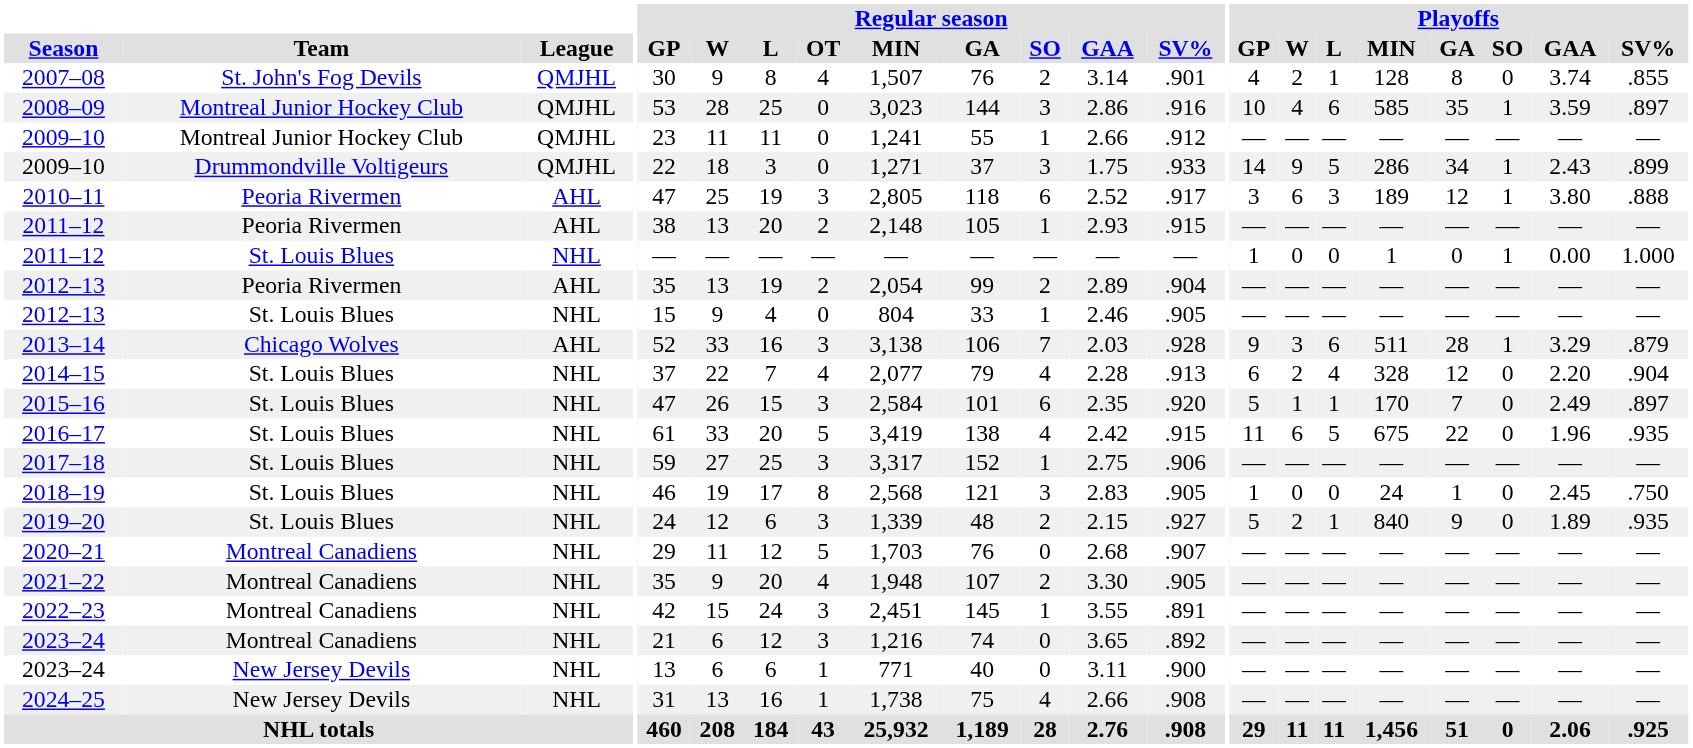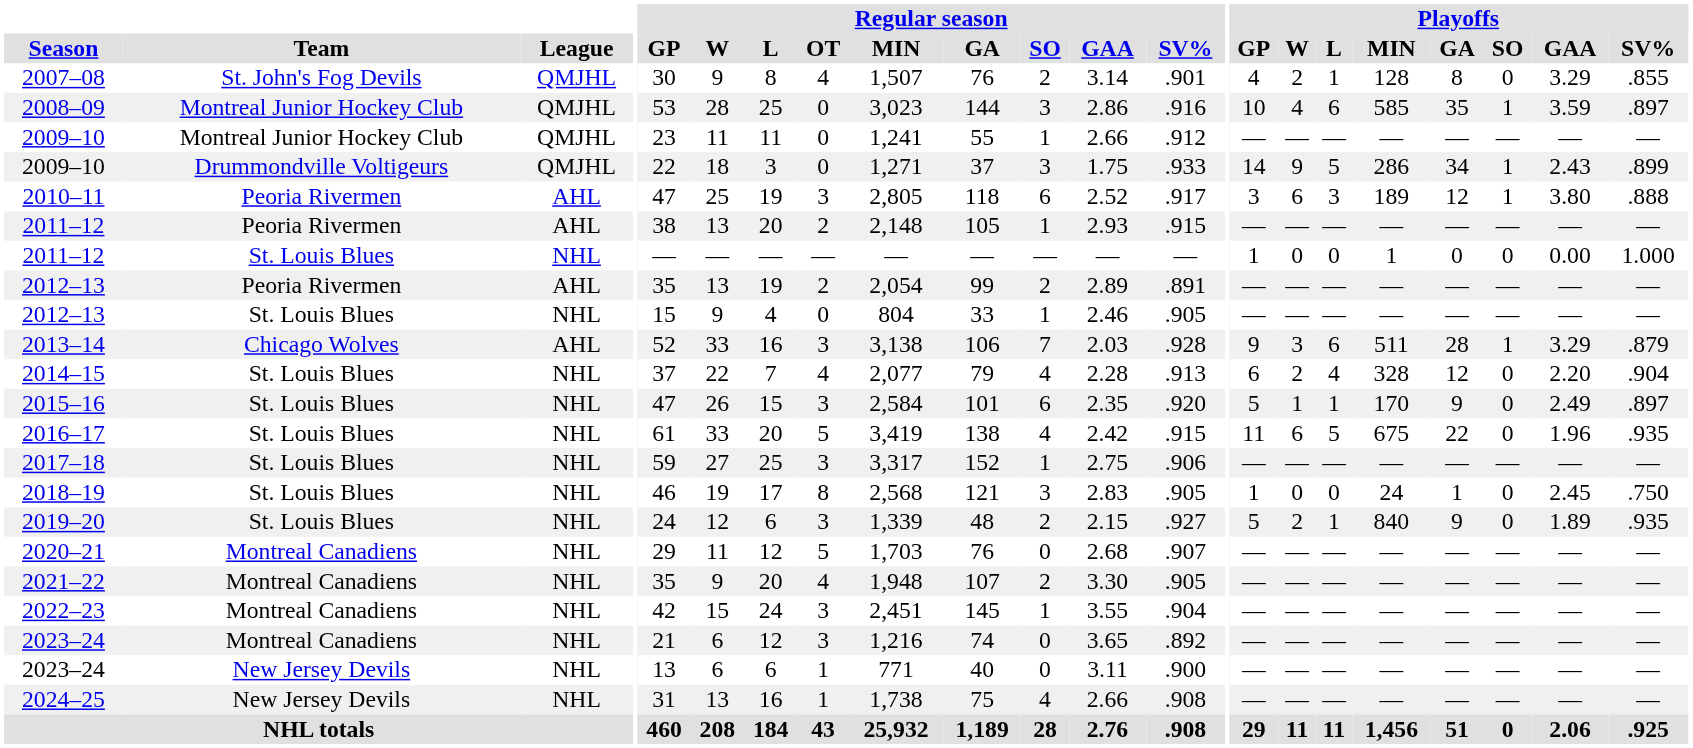(1570, 77) 3.74 -> (1570, 77) 3.29
(1508, 255) 1 -> (1508, 255) 0
(1185, 284) .904 -> (1185, 284) .891
(1457, 403) 7 -> (1457, 403) 9
(1185, 610) .891 -> (1185, 610) .904
